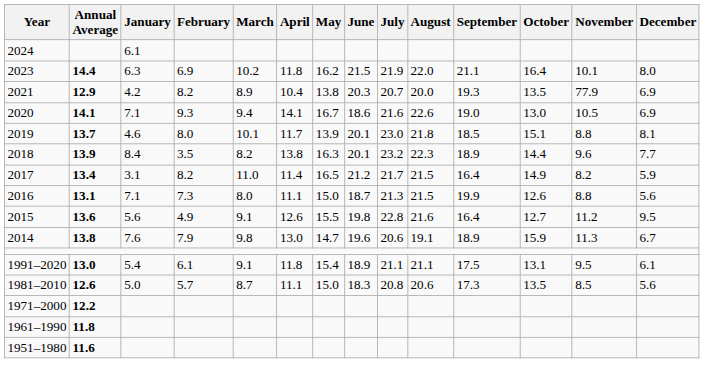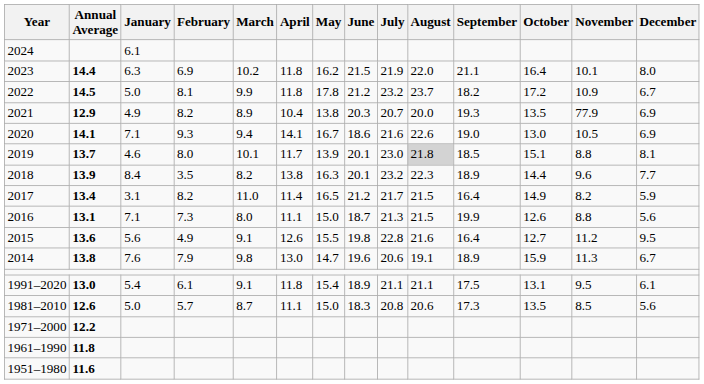+ row: (21, 92)
(132, 92) 4.2 -> (132, 112) 4.9
(422, 133) no background -> (422, 154) lightgrey background
